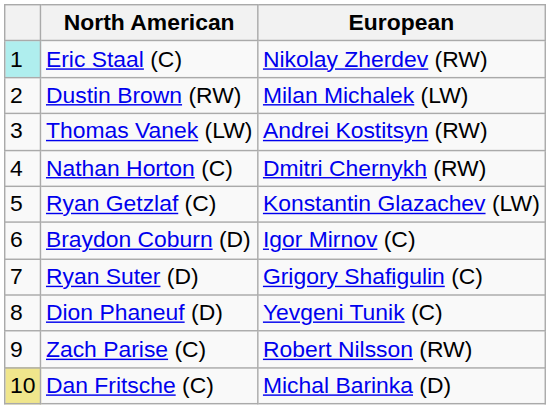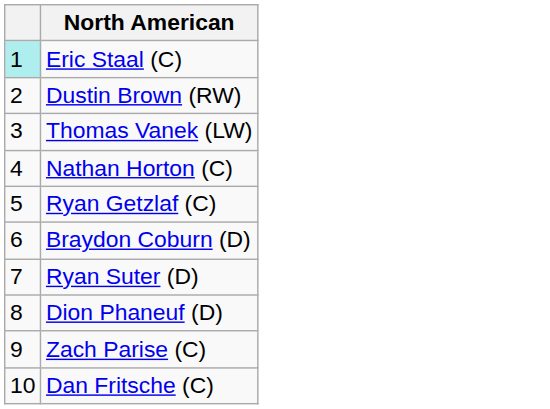- column: (401, 22)
(23, 385) khaki background -> (23, 385) no background
